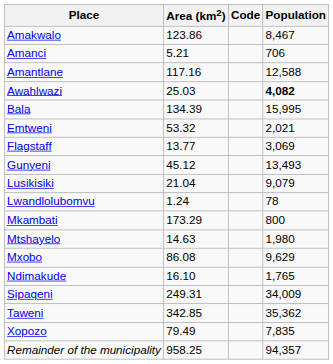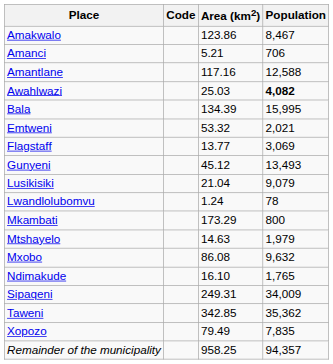columns swapped: (246, 15) <-> (196, 15)
(280, 239) 1,980 -> (280, 239) 1,979
(280, 257) 9,629 -> (280, 257) 9,632
